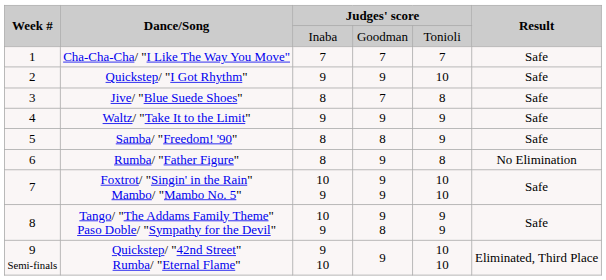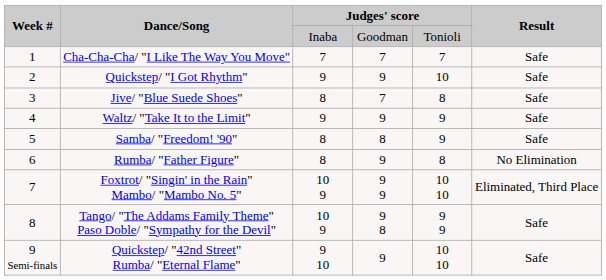(537, 187) Safe -> (537, 187) Eliminated, Third Place
(537, 257) Eliminated, Third Place -> (537, 257) Safe
